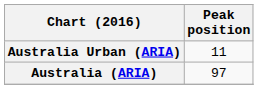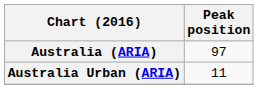rows swapped: (94, 73) <-> (94, 52)
